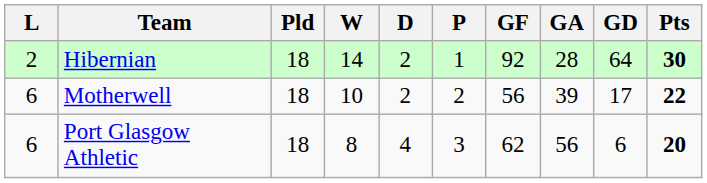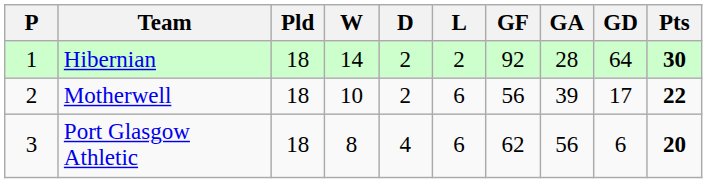columns swapped: (459, 22) <-> (32, 22)
